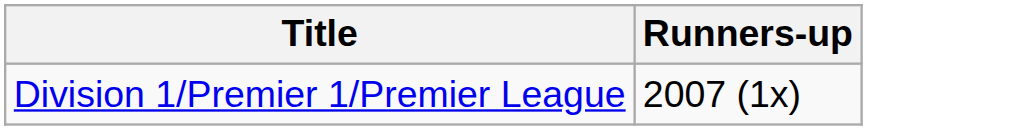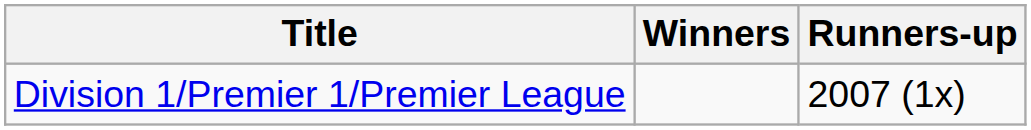+ column: (717, 34)
